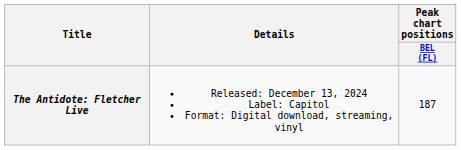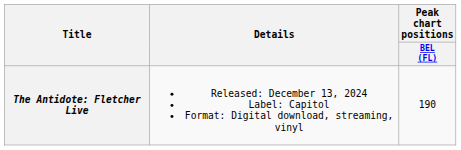(427, 105) 187 -> (427, 105) 190
